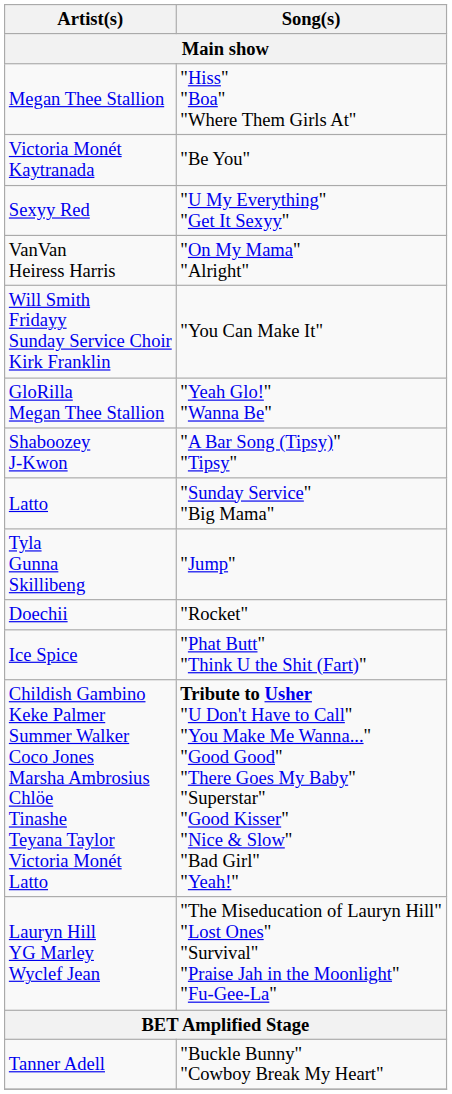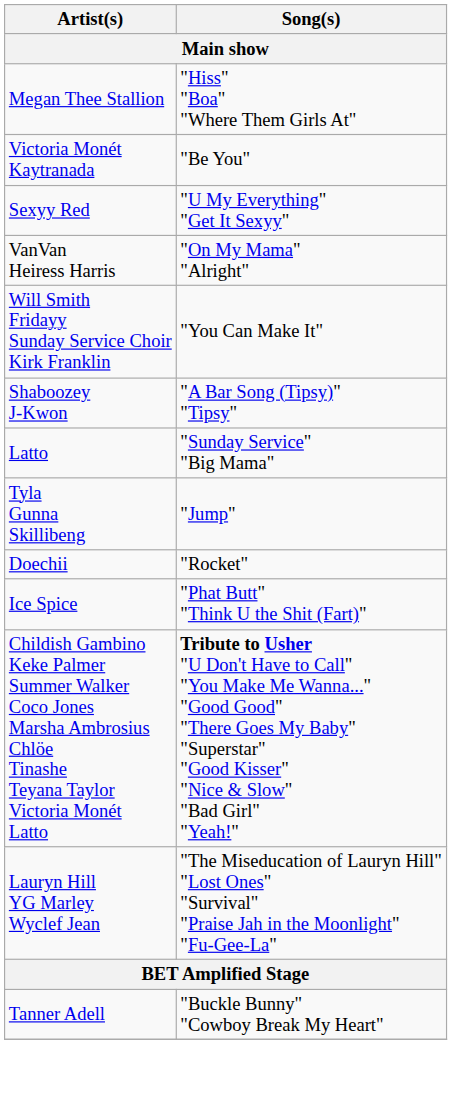- row: (87, 402)
